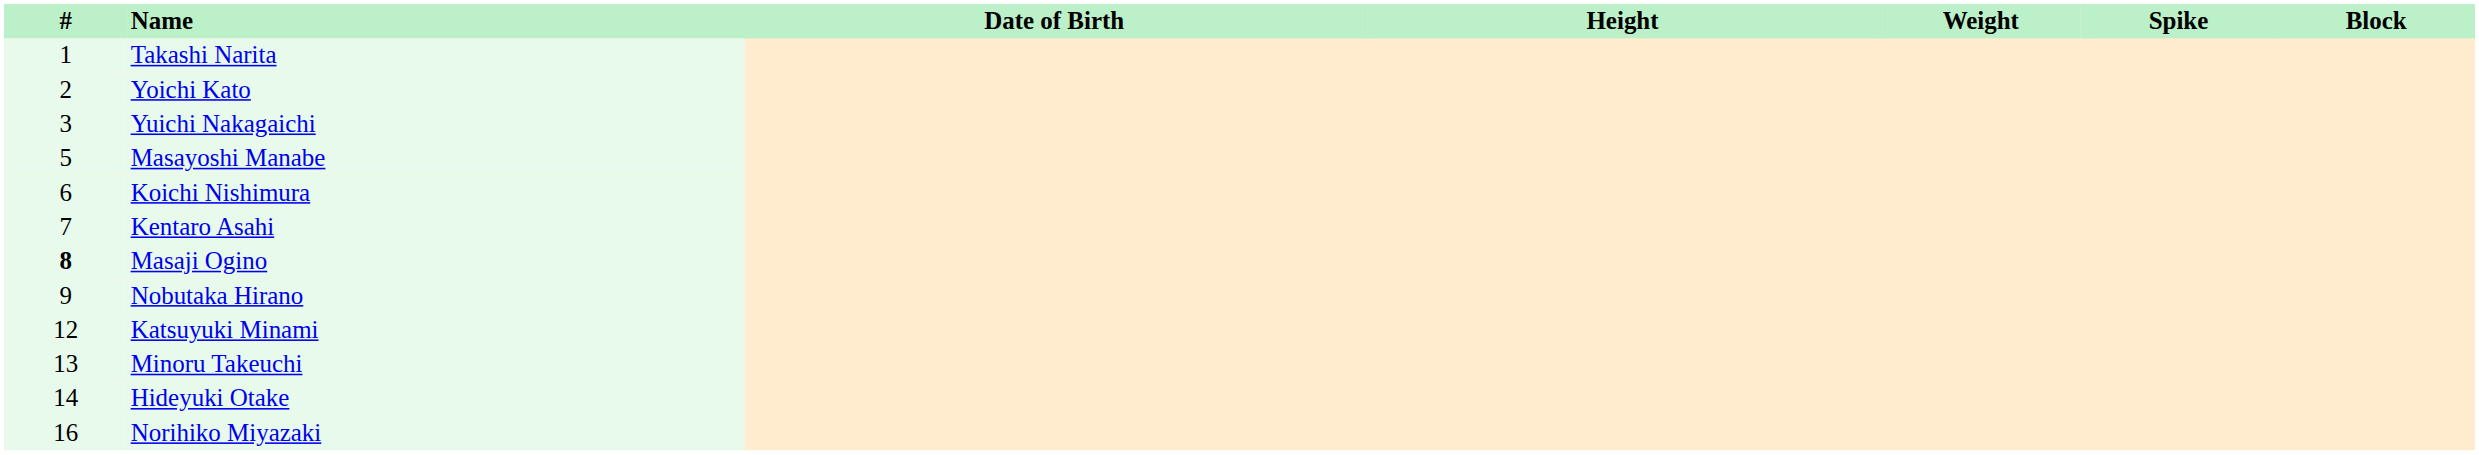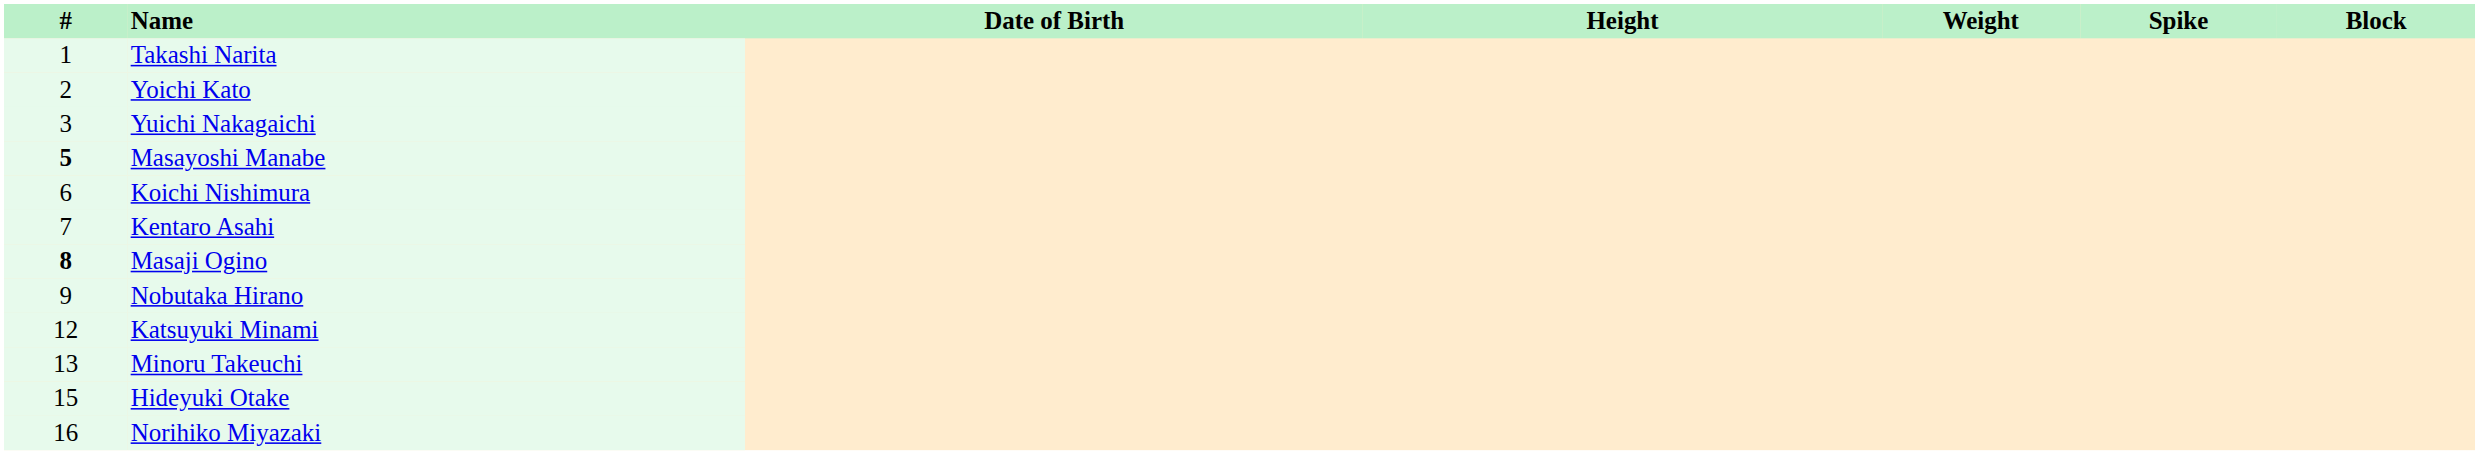(66, 158) normal -> (66, 158) bold
(66, 398) 14 -> (66, 398) 15
